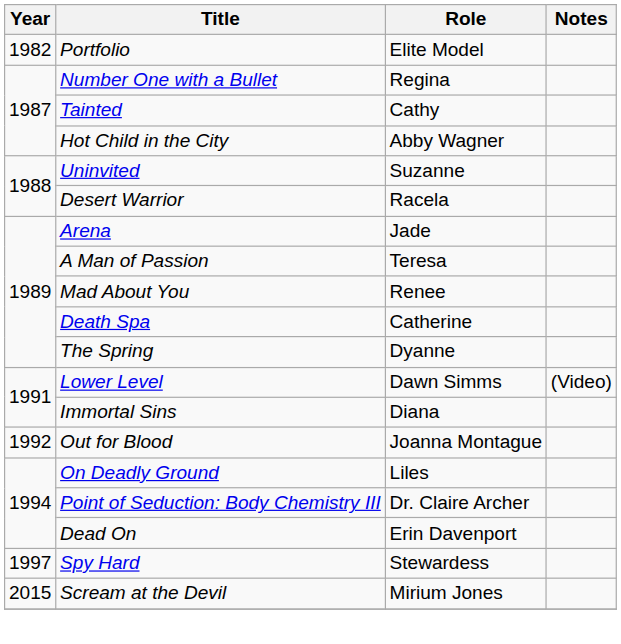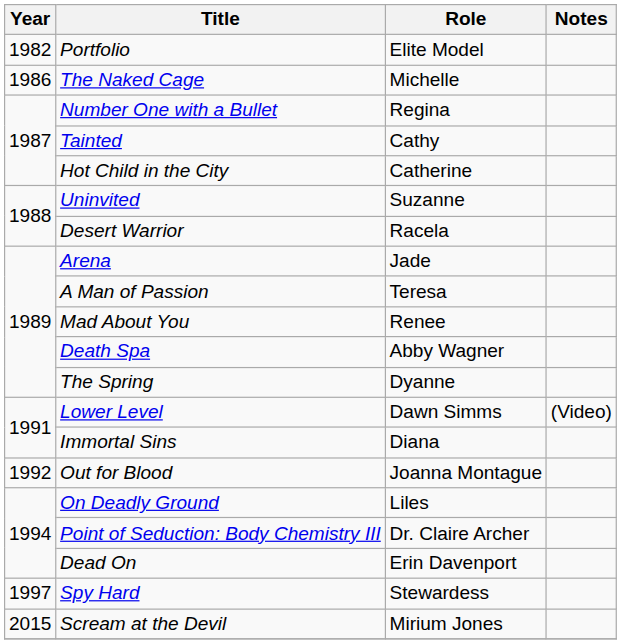+ row: (132, 79)
(447, 140) Abby Wagner -> (431, 170) Catherine
(431, 321) Catherine -> (447, 351) Abby Wagner
